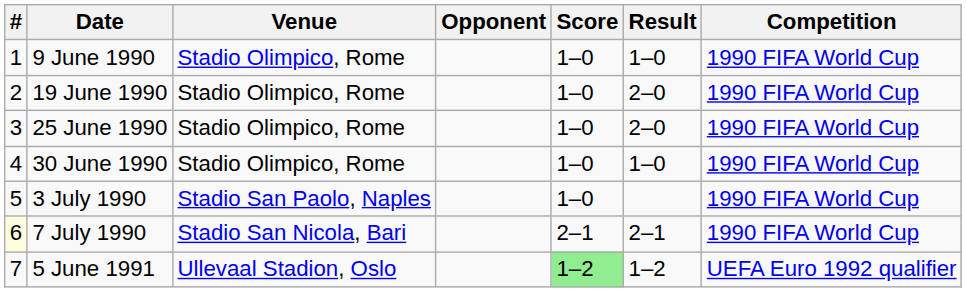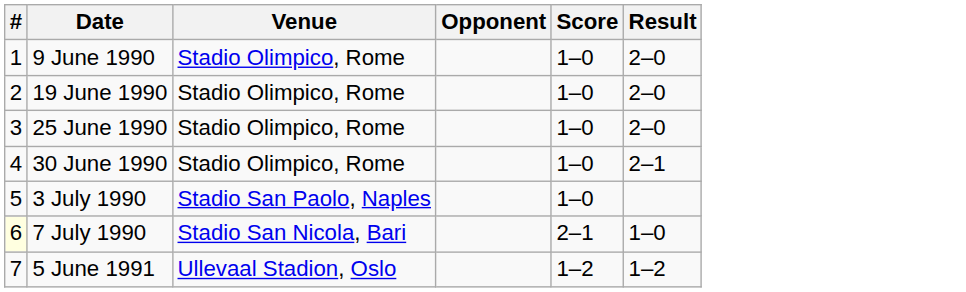- column: (832, 22)
(647, 57) 1–0 -> (647, 57) 2–0
(647, 163) 1–0 -> (647, 163) 2–1
(647, 233) 2–1 -> (647, 233) 1–0
(575, 269) lightgreen background -> (575, 269) no background
